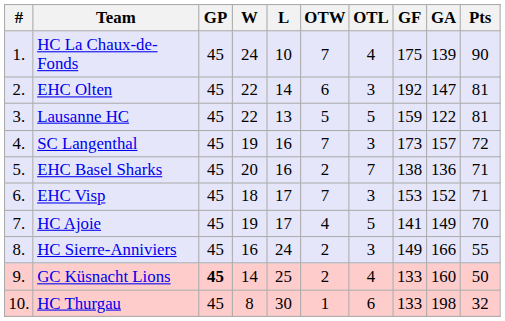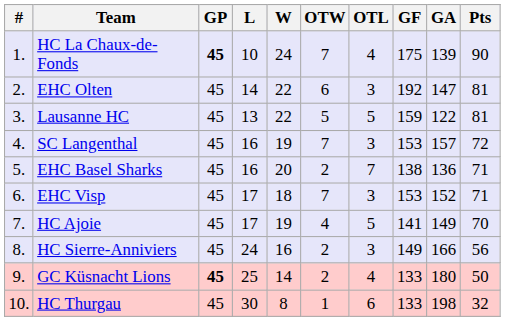columns swapped: (250, 17) <-> (283, 17)
(216, 53) normal -> (216, 53) bold
(410, 143) 173 -> (410, 143) 153
(480, 249) 55 -> (480, 249) 56
(444, 276) 160 -> (444, 276) 180
